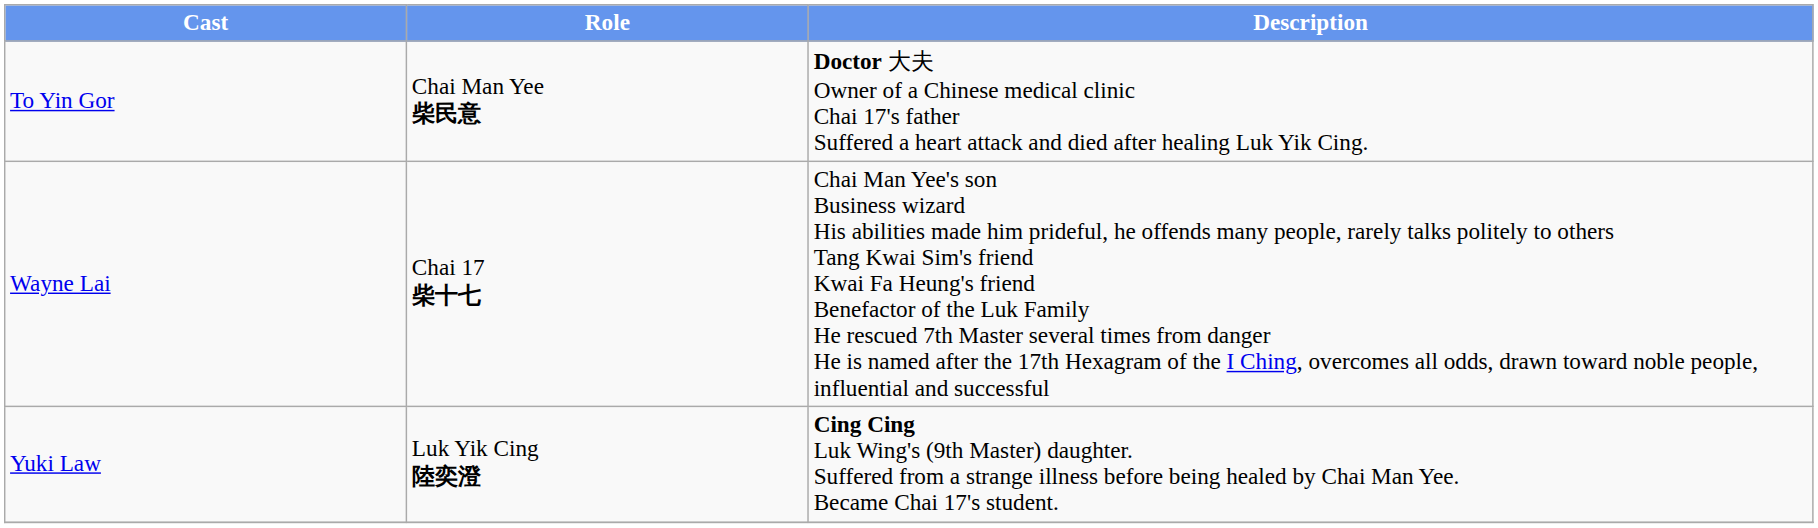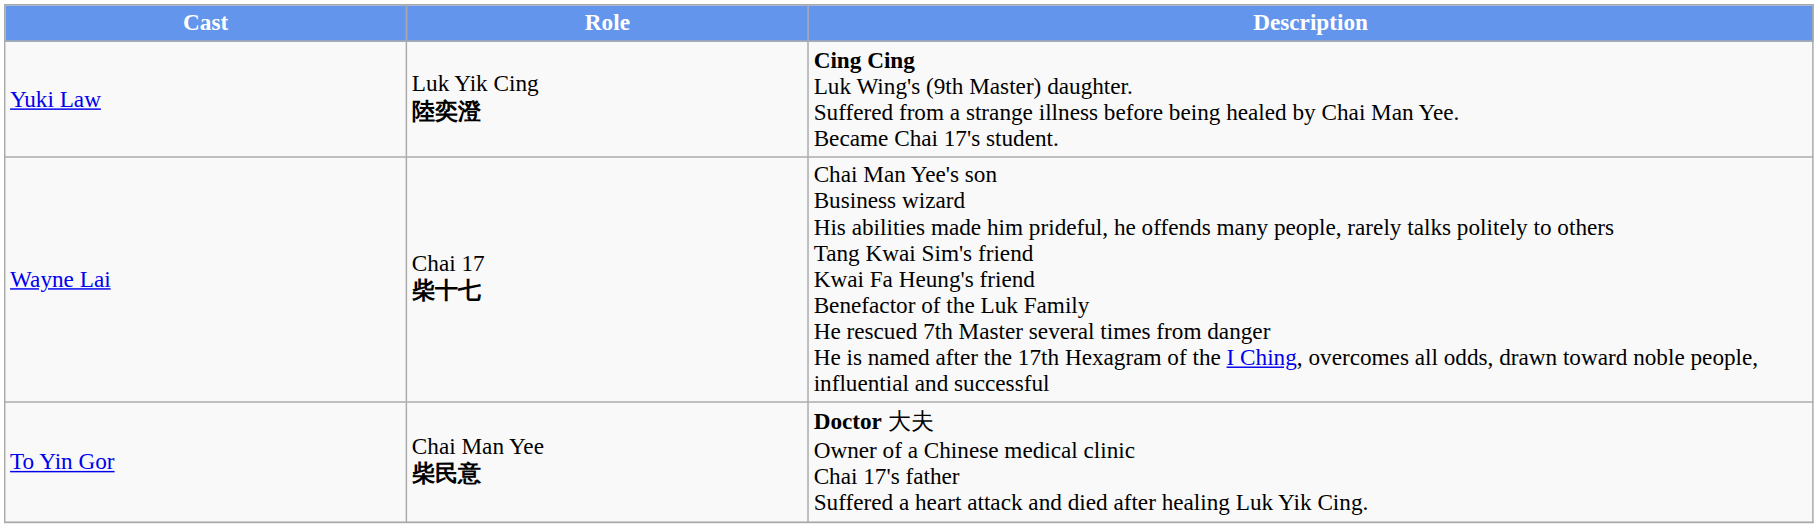rows swapped: (62, 101) <-> (55, 463)
